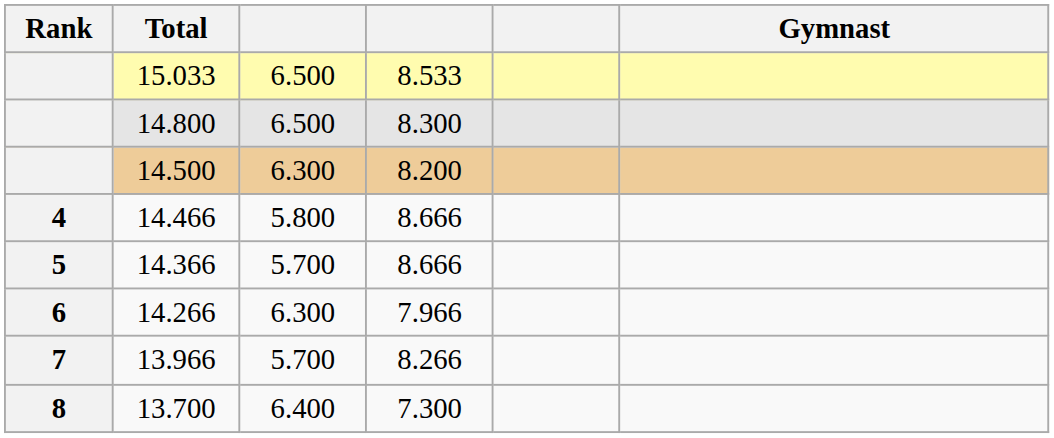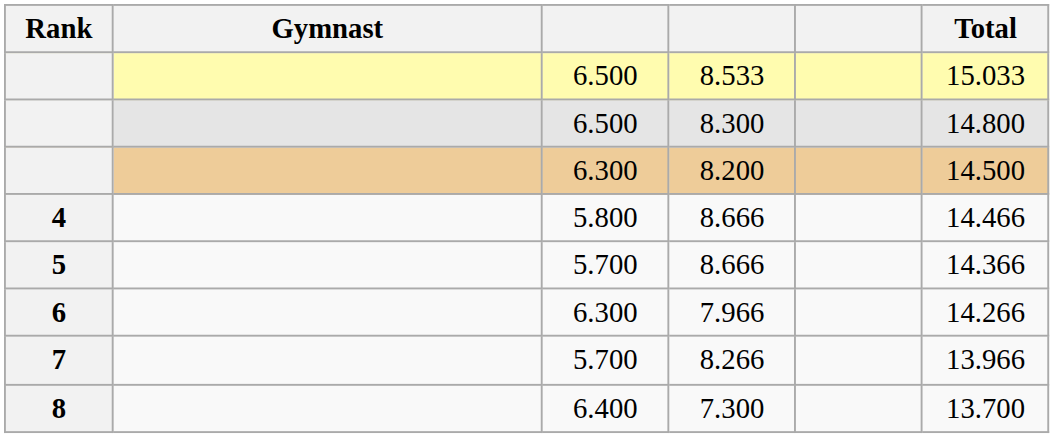columns swapped: (834, 28) <-> (176, 28)
